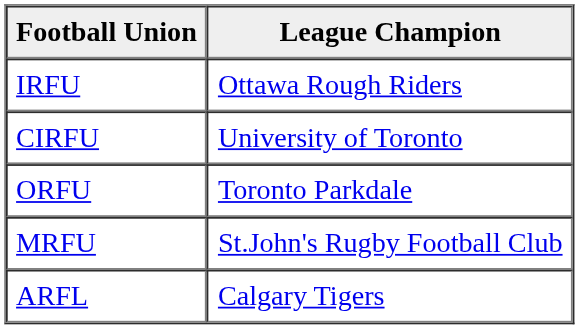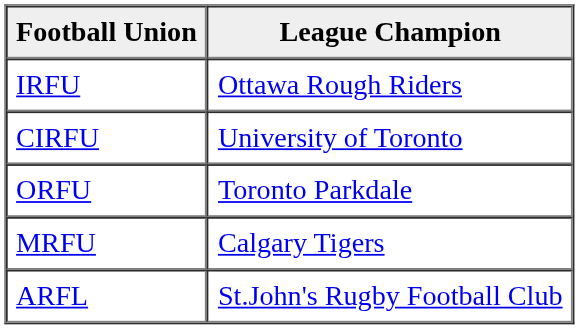(390, 242) St.John's Rugby Football Club -> (301, 242) Calgary Tigers
(301, 295) Calgary Tigers -> (390, 295) St.John's Rugby Football Club
